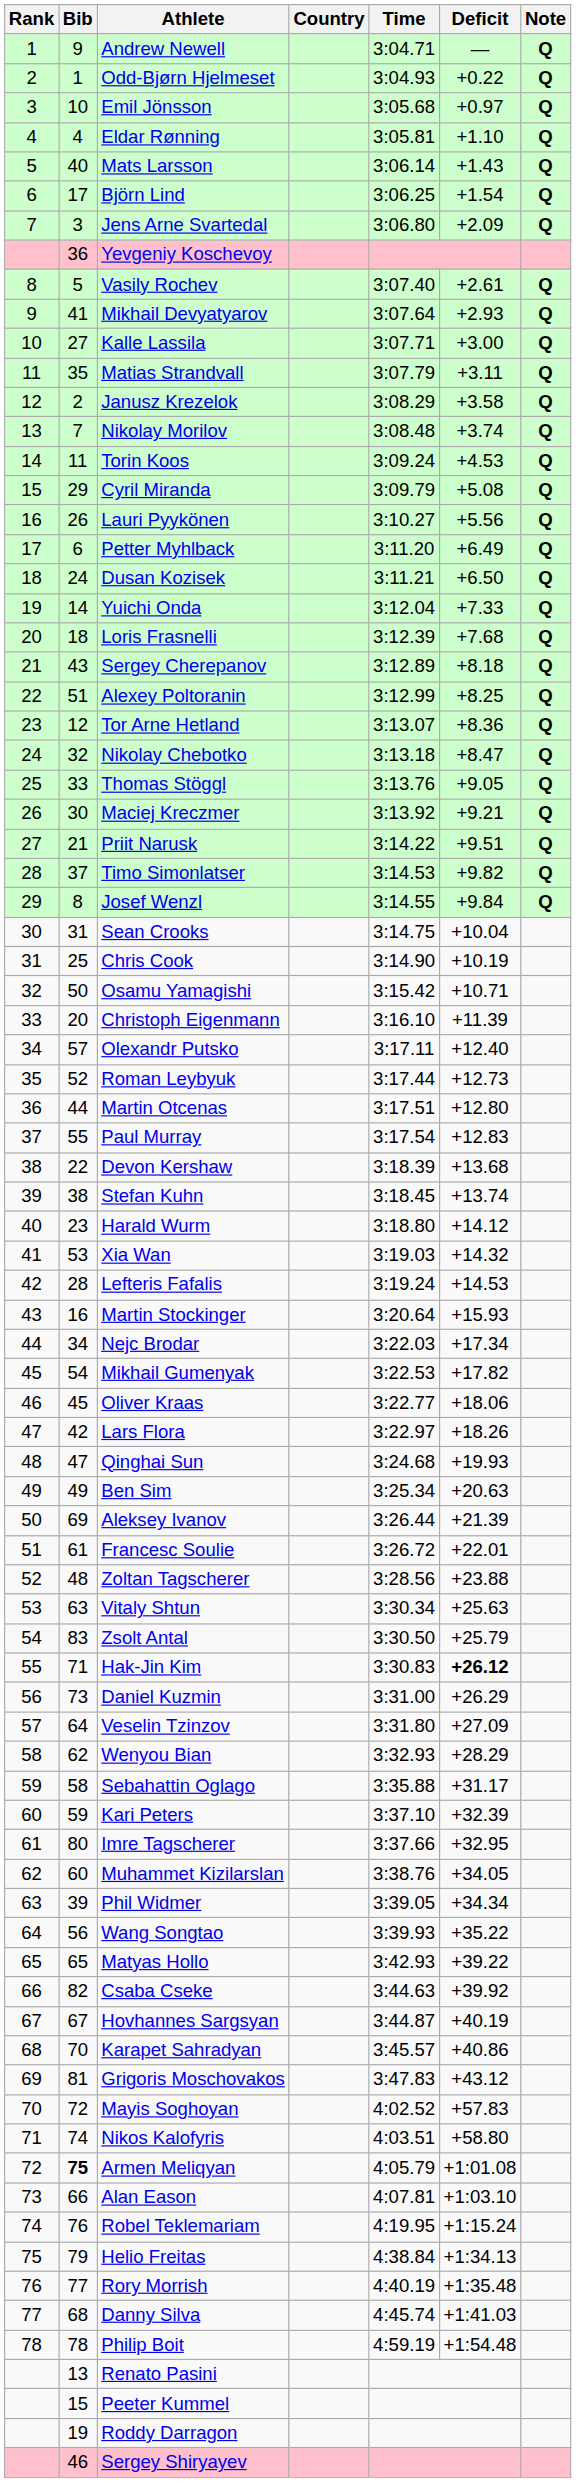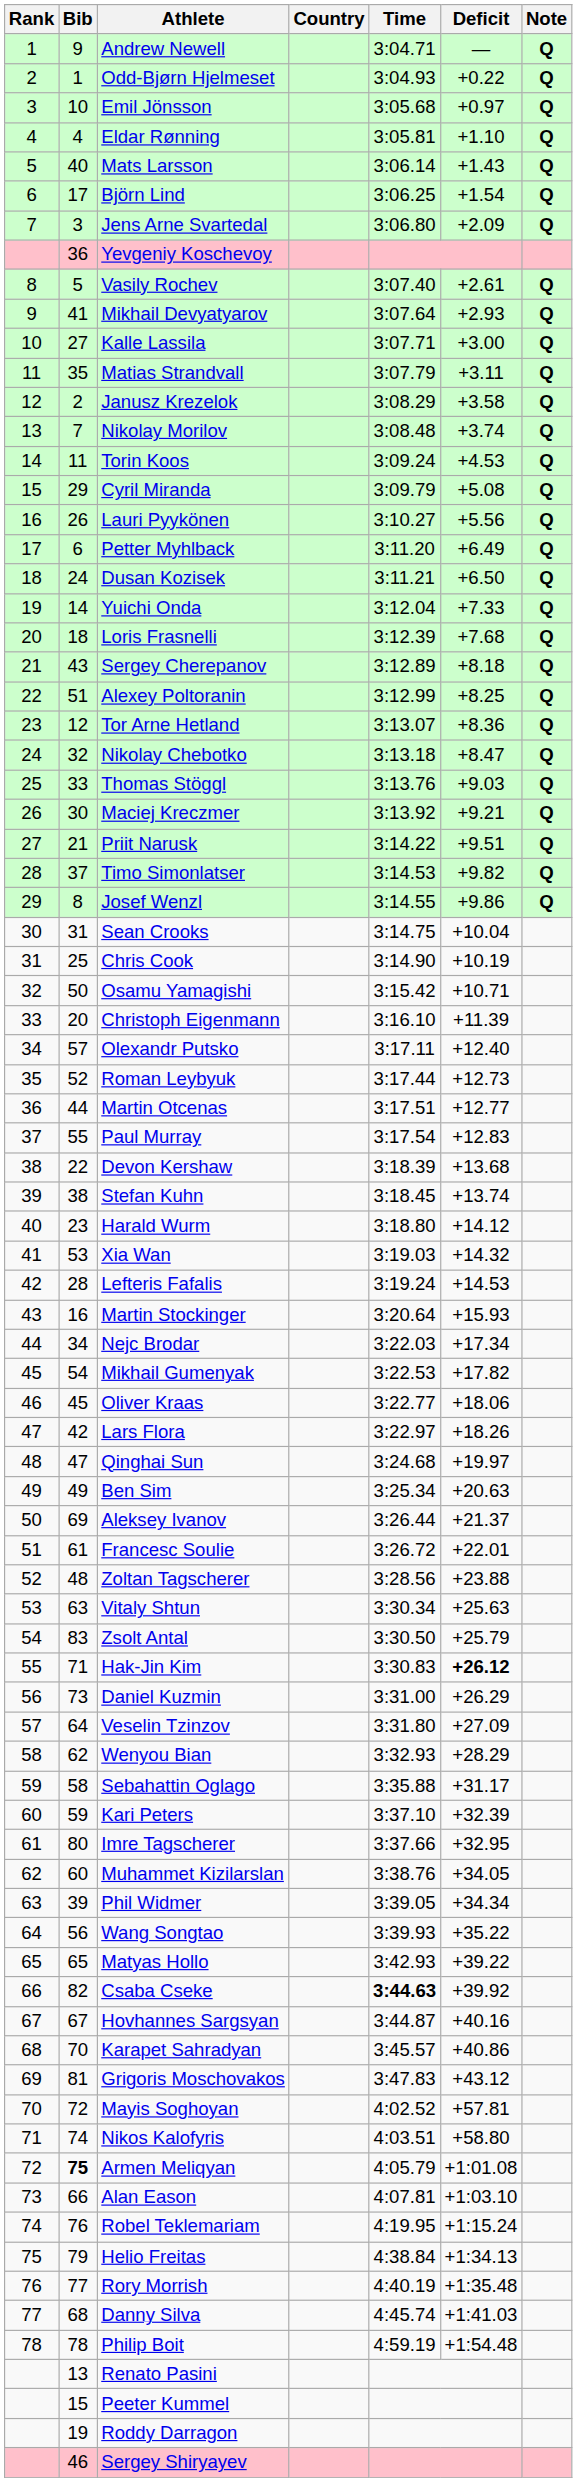(480, 784) +9.05 -> (481, 784) +9.03
(480, 902) +9.84 -> (481, 902) +9.86
(480, 1108) +12.80 -> (481, 1108) +12.77
(480, 1461) +19.93 -> (481, 1461) +19.97
(480, 1520) +21.39 -> (481, 1520) +21.37
(404, 1991) normal -> (405, 1991) bold
(480, 2020) +40.19 -> (481, 2020) +40.16
(480, 2109) +57.83 -> (481, 2109) +57.81
